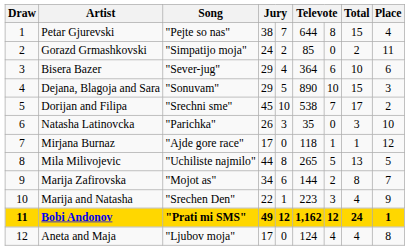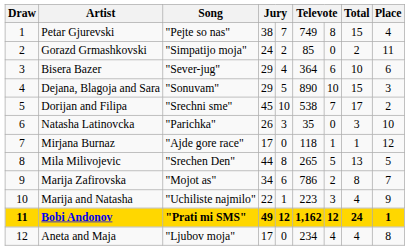(308, 32) 644 -> (308, 32) 749
(211, 161) "Uchiliste najmilo" -> (200, 161) "Srechen Den"
(308, 180) 144 -> (308, 180) 786
(200, 198) "Srechen Den" -> (211, 198) "Uchiliste najmilo"
(308, 236) 124 -> (308, 236) 234
